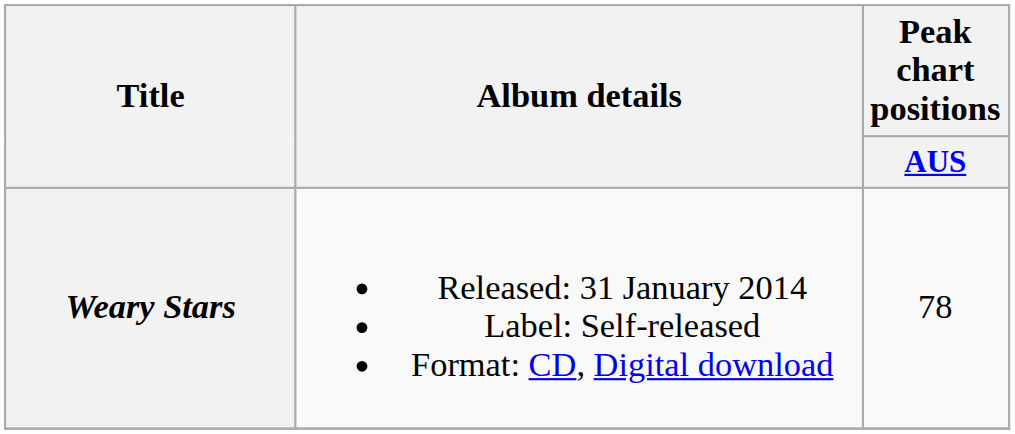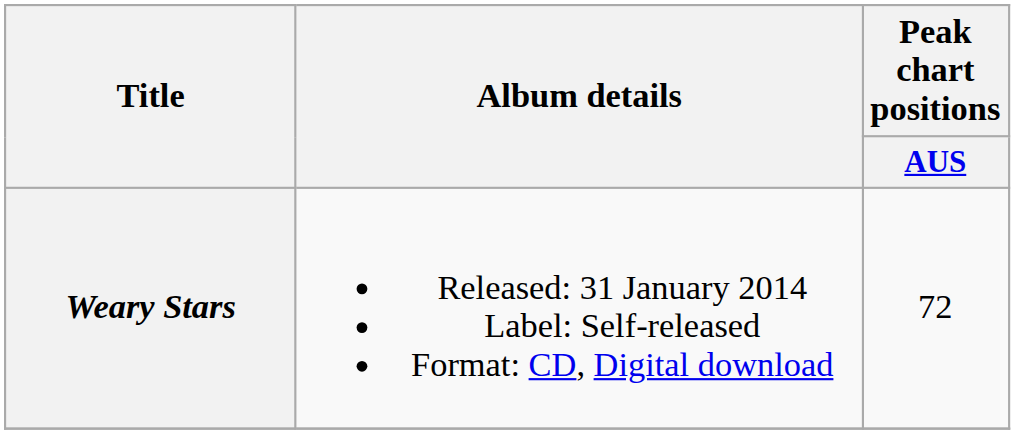(935, 307) 78 -> (935, 307) 72
